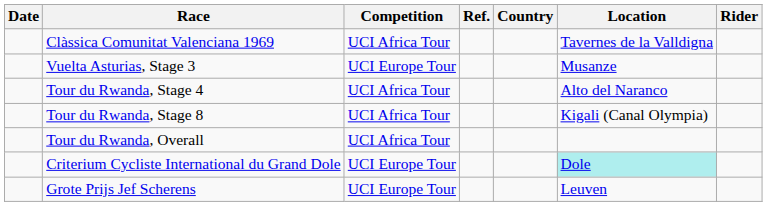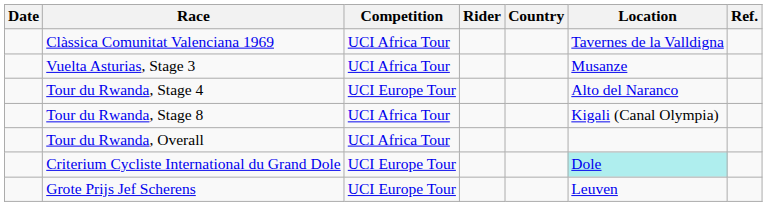columns swapped: (739, 16) <-> (477, 16)
(402, 66) UCI Europe Tour -> (399, 66) UCI Africa Tour
(399, 90) UCI Africa Tour -> (402, 90) UCI Europe Tour
